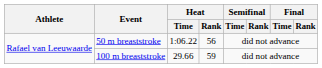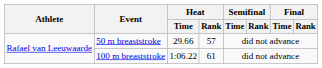(183, 41) 1:06.22 -> (183, 41) 29.66
(211, 41) 56 -> (211, 41) 57
(183, 56) 29.66 -> (183, 56) 1:06.22
(211, 56) 59 -> (211, 56) 61
